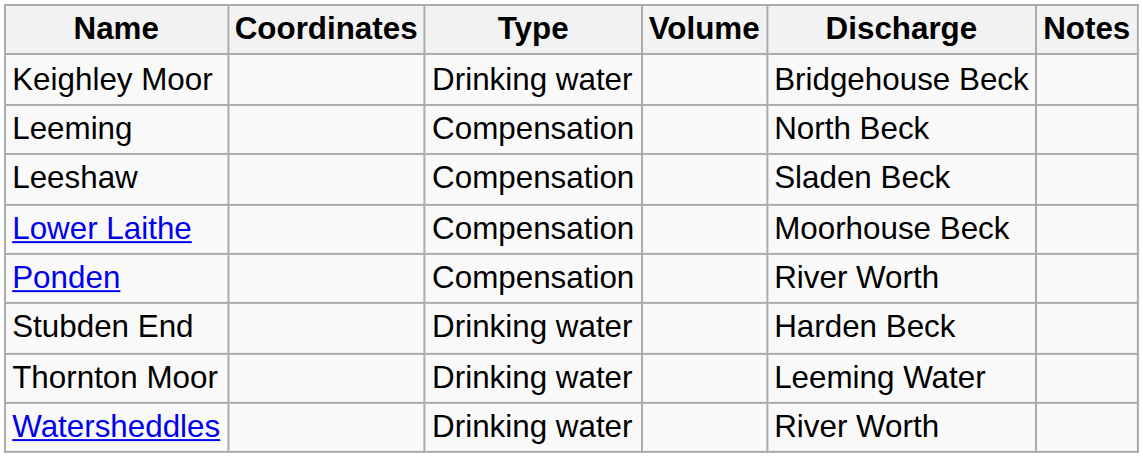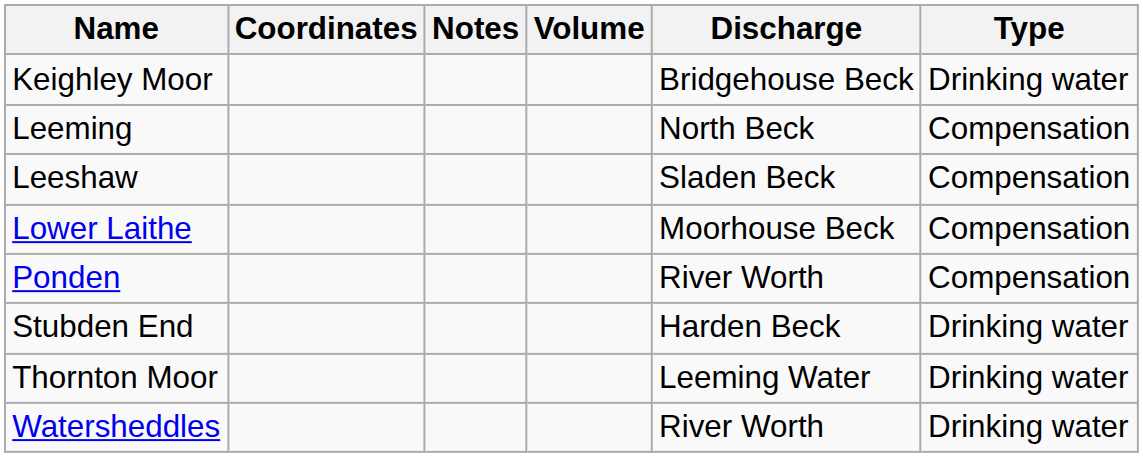columns swapped: (533, 29) <-> (1087, 29)
